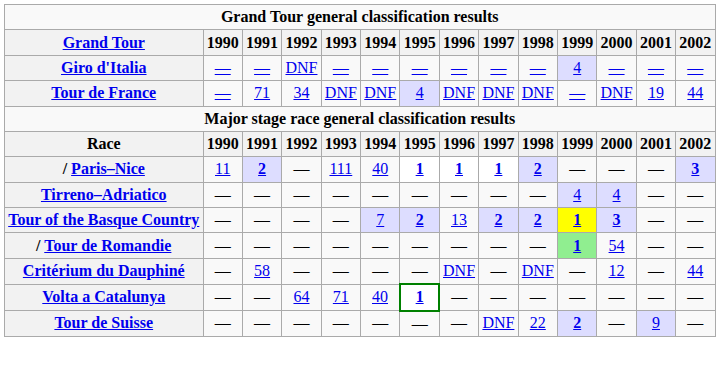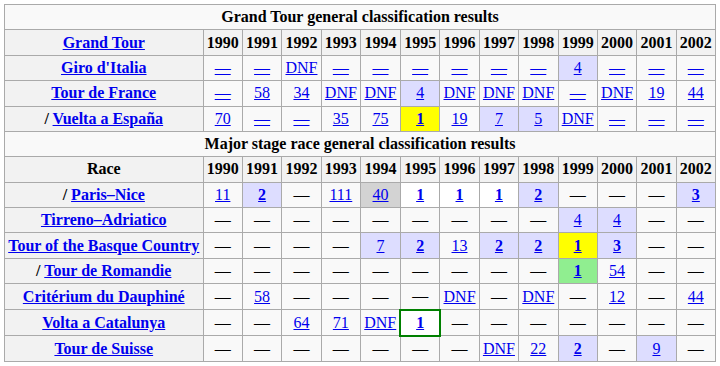(262, 93) 71 -> (262, 93) 58
+ row: (104, 118)
(380, 169) no background -> (380, 194) lightgrey background
(380, 297) 40 -> (380, 322) DNF
